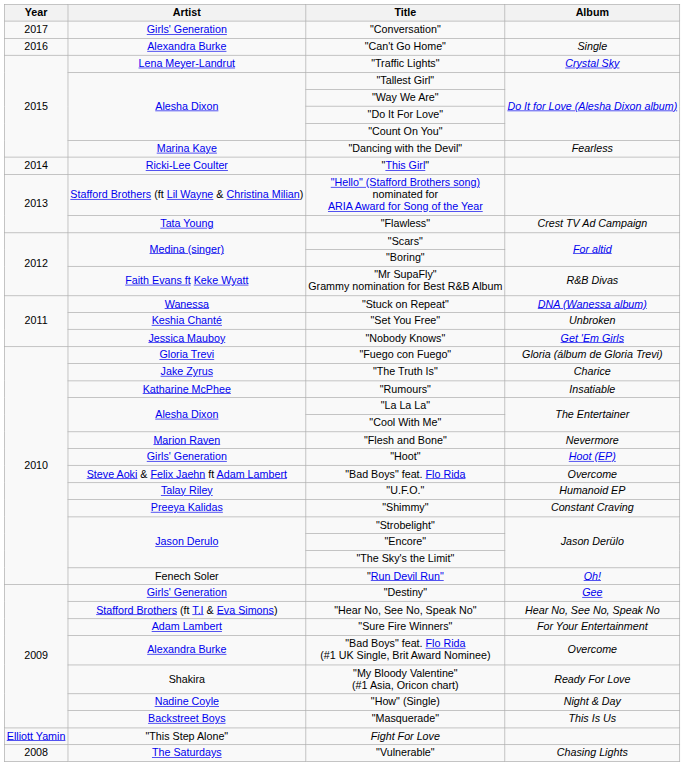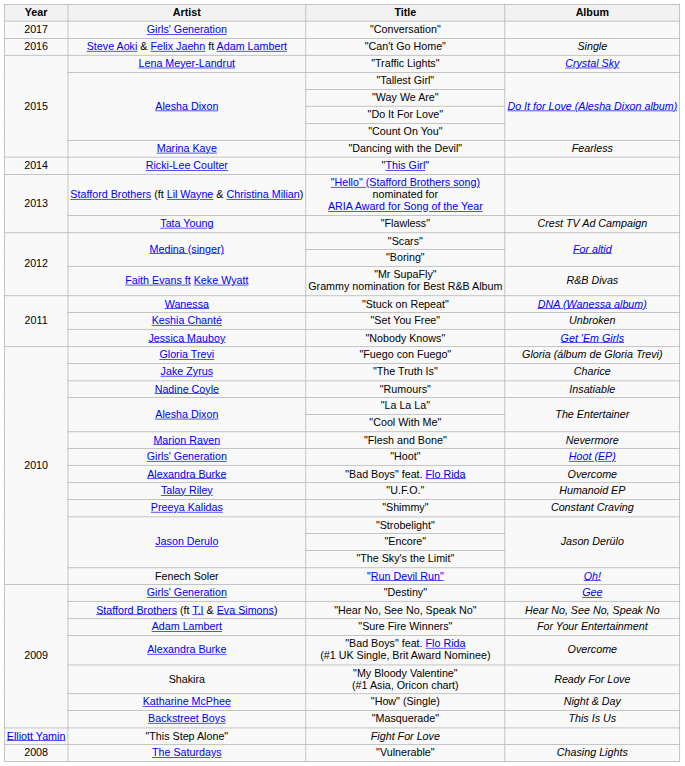(187, 47) Alexandra Burke -> (187, 47) Steve Aoki & Felix Jaehn ft Adam Lambert
(187, 389) Katharine McPhee -> (187, 389) Nadine Coyle
(187, 474) Steve Aoki & Felix Jaehn ft Adam Lambert -> (187, 474) Alexandra Burke
(187, 702) Nadine Coyle -> (187, 702) Katharine McPhee
